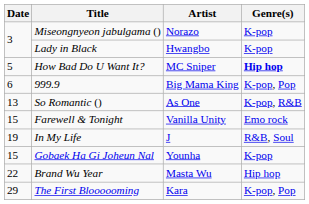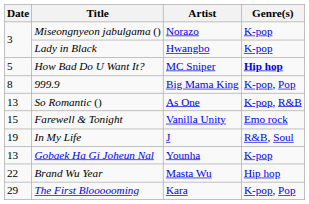(10, 84) 6 -> (10, 84) 8
(13, 155) 15 -> (13, 155) 13
